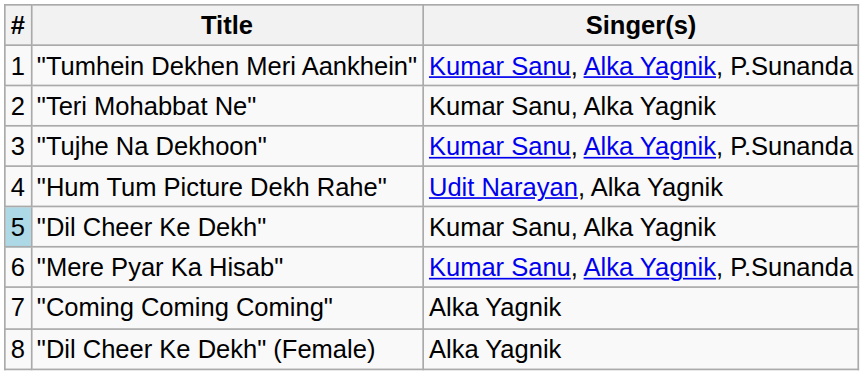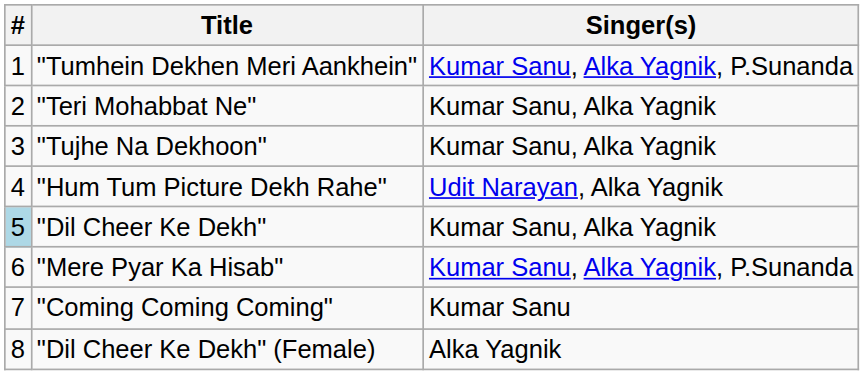(641, 147) Kumar Sanu, Alka Yagnik, P.Sunanda -> (572, 147) Kumar Sanu, Alka Yagnik
(495, 308) Alka Yagnik -> (500, 308) Kumar Sanu
